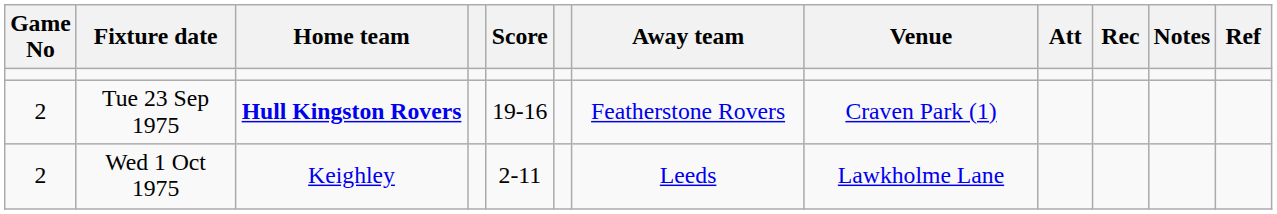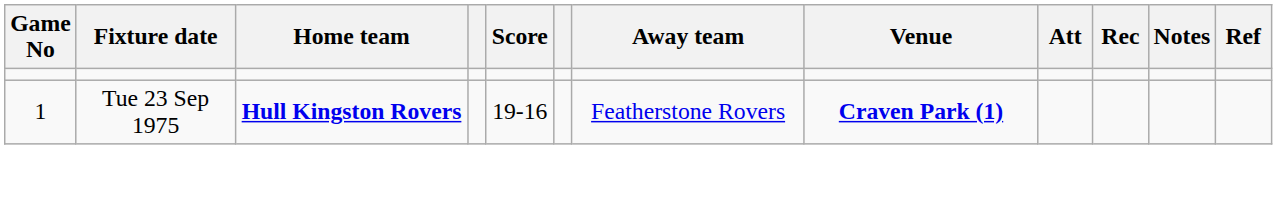(40, 111) 2 -> (40, 111) 1
(921, 111) normal -> (921, 111) bold
- row: (156, 175)
